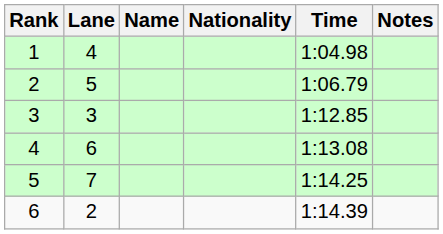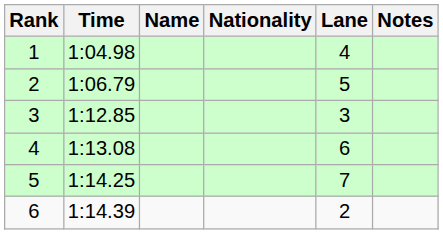columns swapped: (91, 20) <-> (334, 20)
